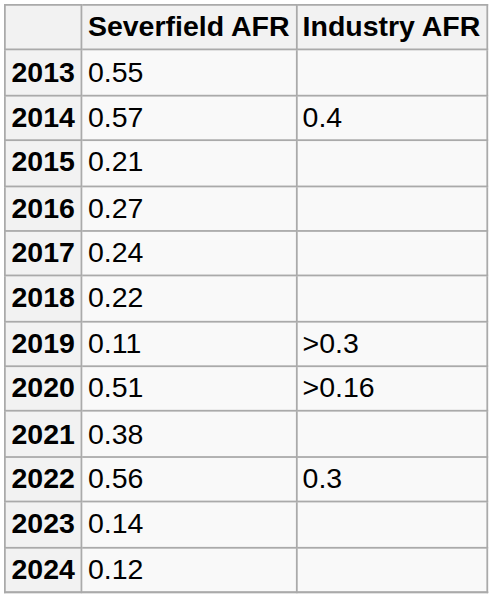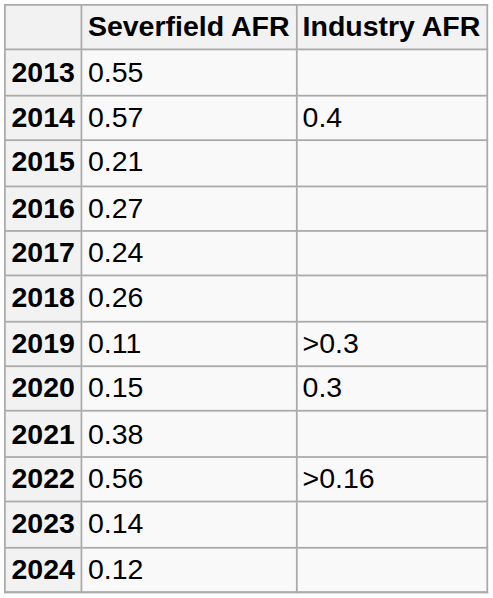(116, 298) 0.22 -> (116, 298) 0.26
(116, 388) 0.51 -> (116, 388) 0.15
(339, 388) >0.16 -> (322, 388) 0.3
(322, 478) 0.3 -> (339, 478) >0.16
